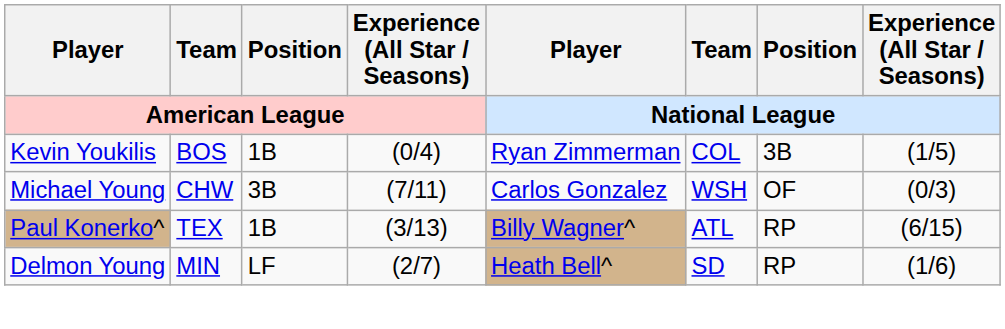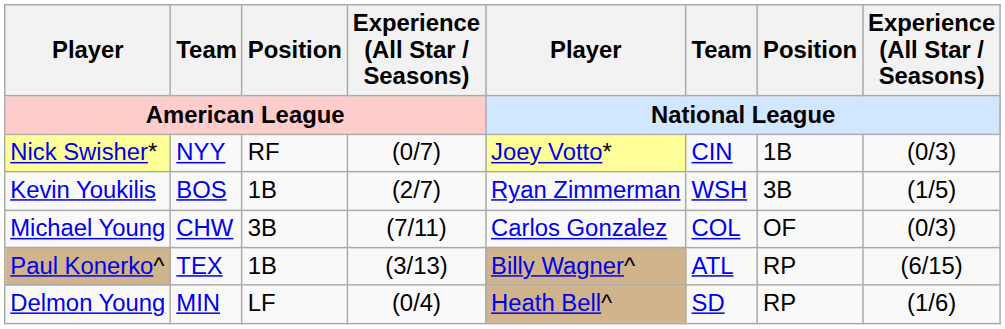+ row: (84, 152)
(416, 152) (0/4) -> (416, 190) (2/7)
(716, 152) COL -> (719, 190) WSH
(719, 190) WSH -> (716, 228) COL
(416, 266) (2/7) -> (416, 303) (0/4)
